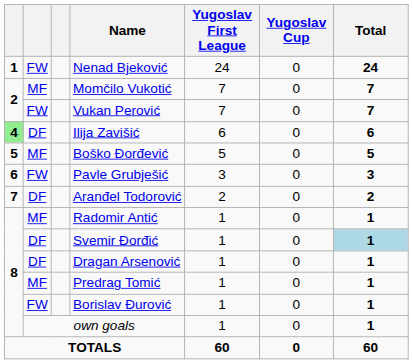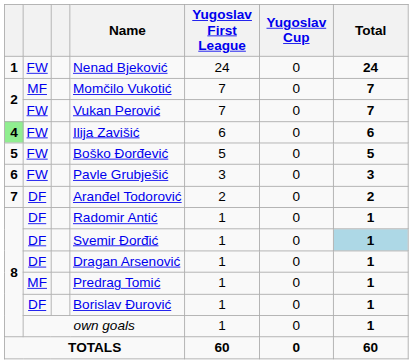(37, 132) DF -> (37, 132) FW
(37, 153) MF -> (37, 153) FW
(37, 218) MF -> (37, 218) DF
(37, 304) FW -> (37, 304) DF
